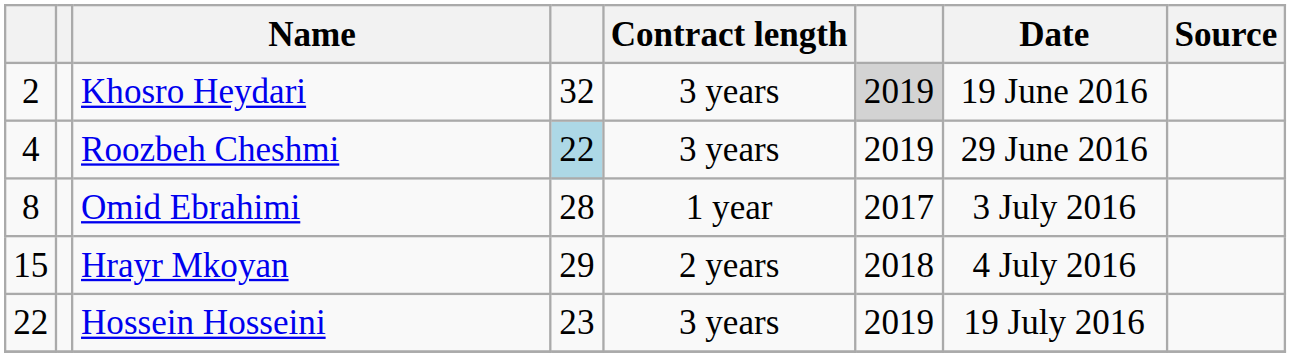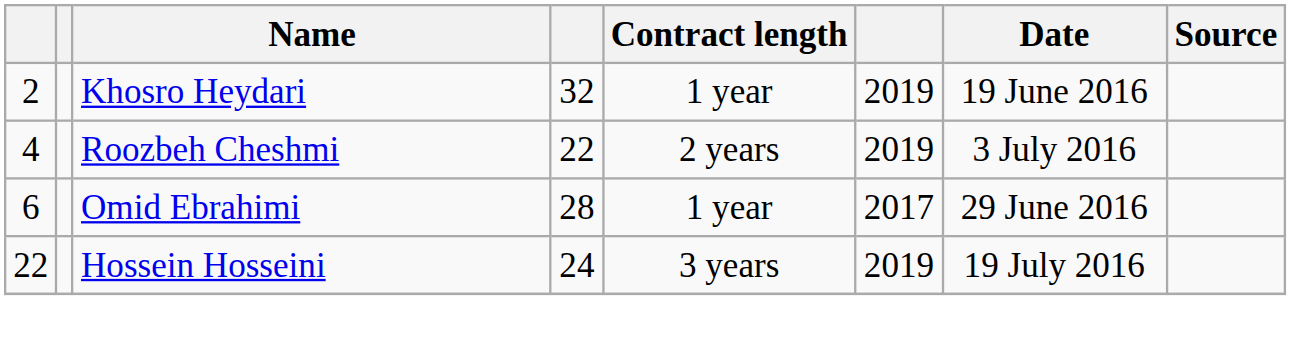(729, 91) 3 years -> (729, 91) 1 year
(899, 91) lightgrey background -> (899, 91) no background
(577, 149) lightblue background -> (577, 149) no background
(729, 149) 3 years -> (729, 149) 2 years
(1054, 149) 29 June 2016 -> (1054, 149) 3 July 2016
(31, 207) 8 -> (31, 207) 6
(1054, 207) 3 July 2016 -> (1054, 207) 29 June 2016
- row: (185, 265)
(577, 323) 23 -> (577, 265) 24
